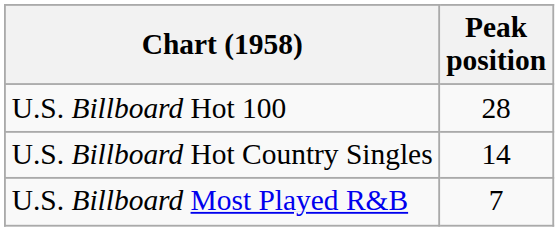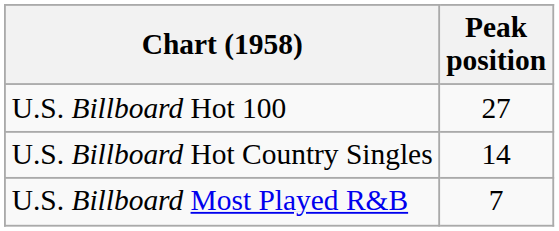(496, 107) 28 -> (496, 107) 27
